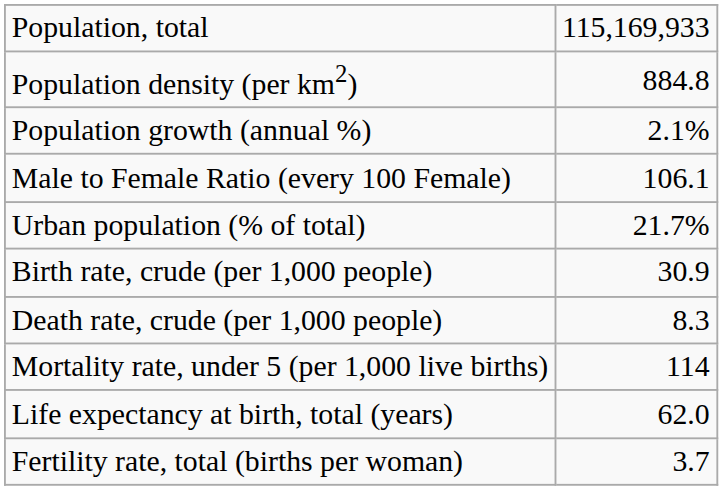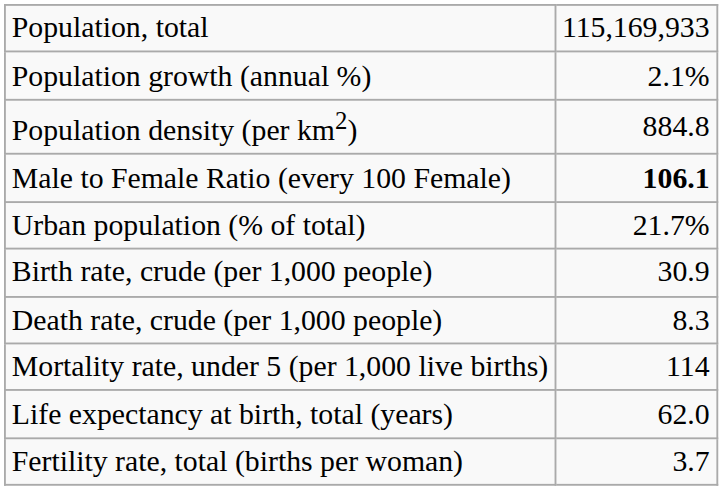rows swapped: (185, 79) <-> (192, 130)
(676, 177) normal -> (676, 177) bold
